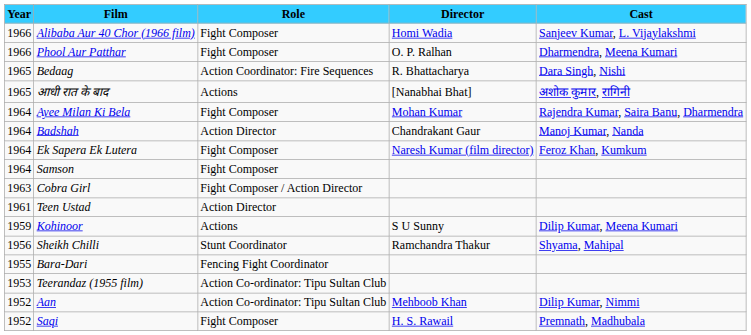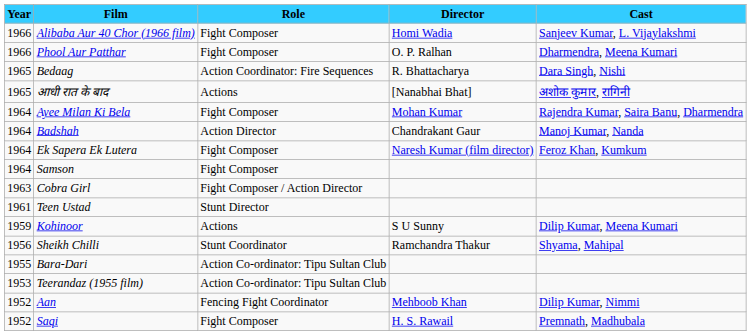(238, 207) Action Director -> (234, 207) Stunt Director
(264, 264) Fencing Fight Coordinator -> (293, 264) Action Co-ordinator: Tipu Sultan Club
(293, 302) Action Co-ordinator: Tipu Sultan Club -> (264, 302) Fencing Fight Coordinator
